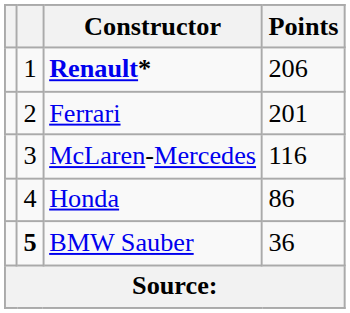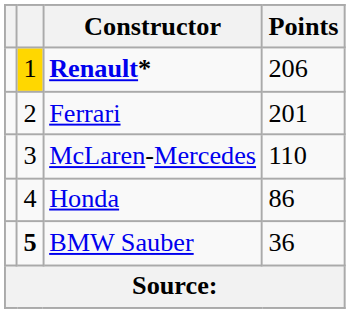(30, 69) no background -> (30, 69) gold background
(288, 155) 116 -> (288, 155) 110
